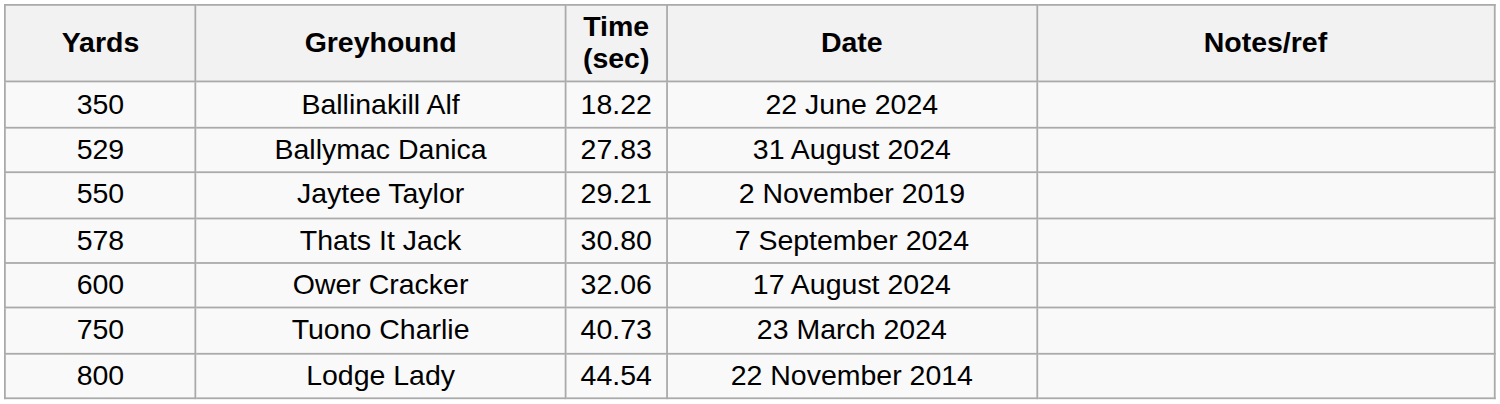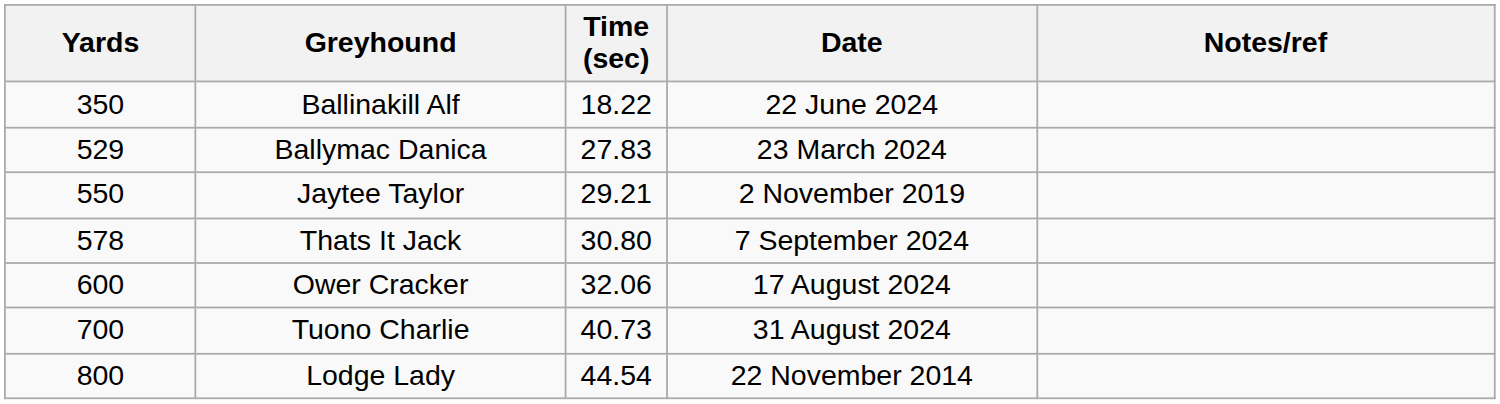(852, 149) 31 August 2024 -> (852, 149) 23 March 2024
(100, 330) 750 -> (100, 330) 700
(852, 330) 23 March 2024 -> (852, 330) 31 August 2024
